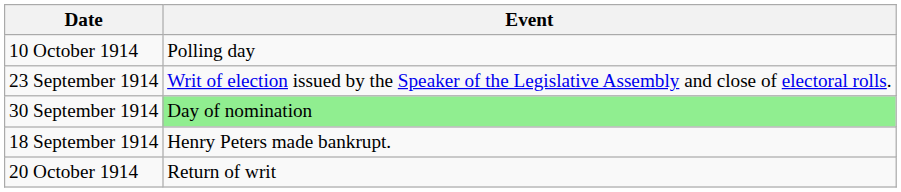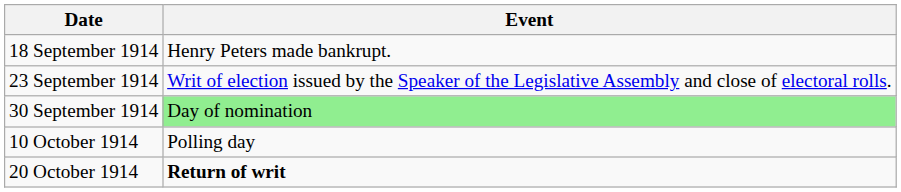rows swapped: (84, 141) <-> (74, 50)
(222, 171) normal -> (226, 171) bold
